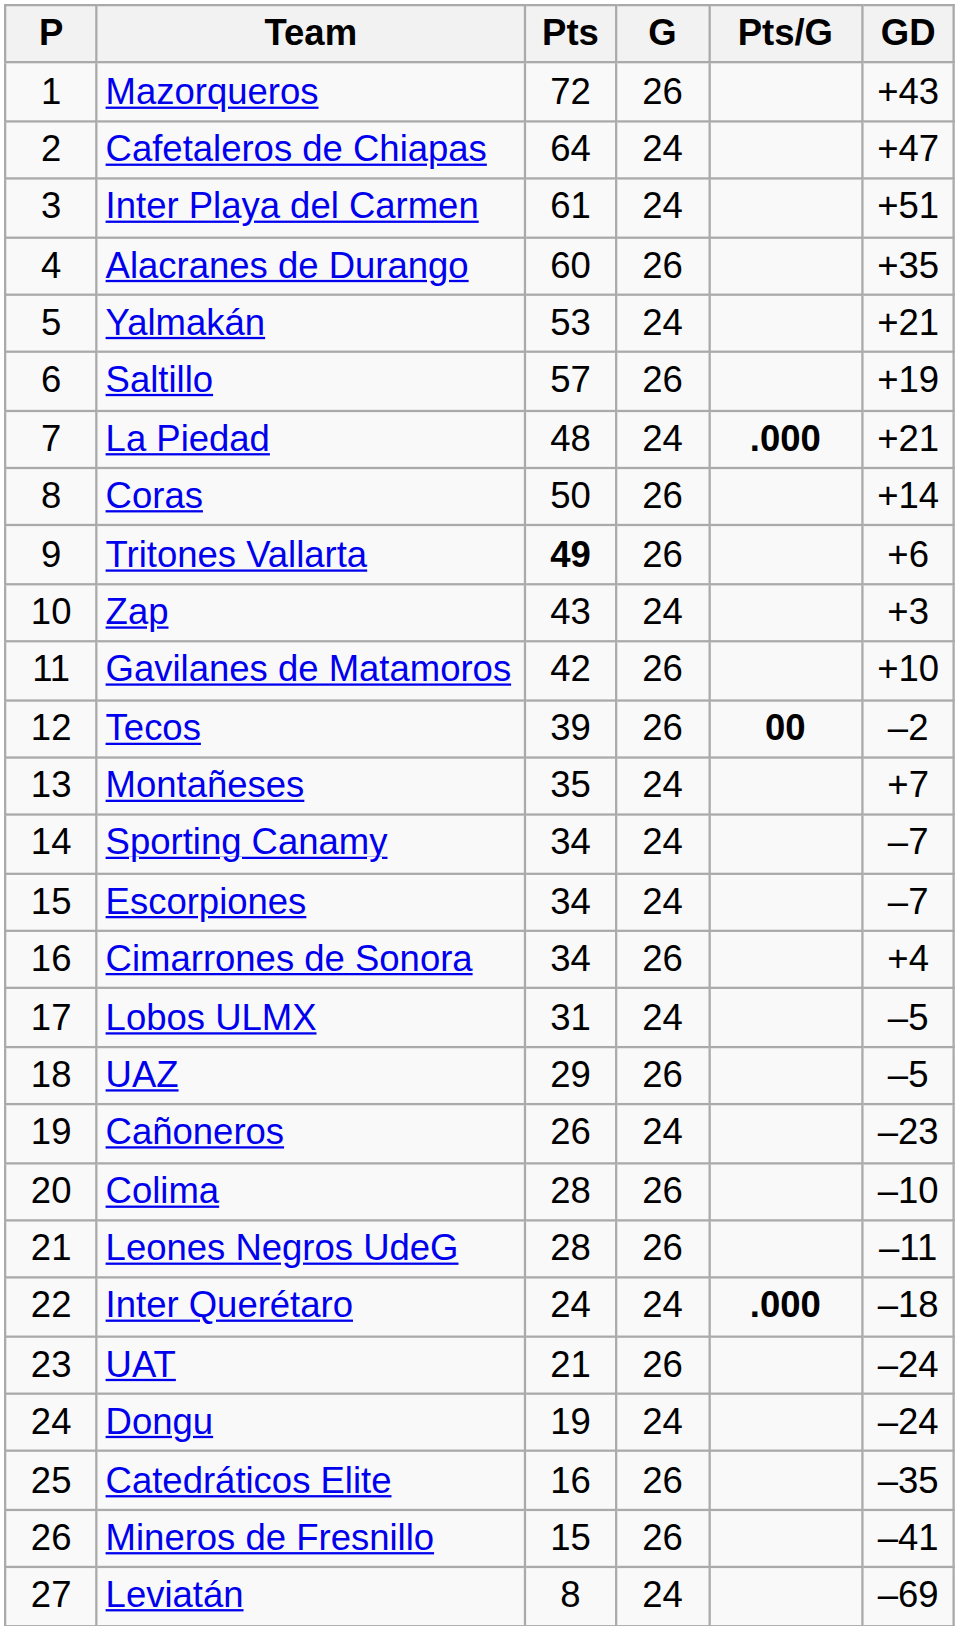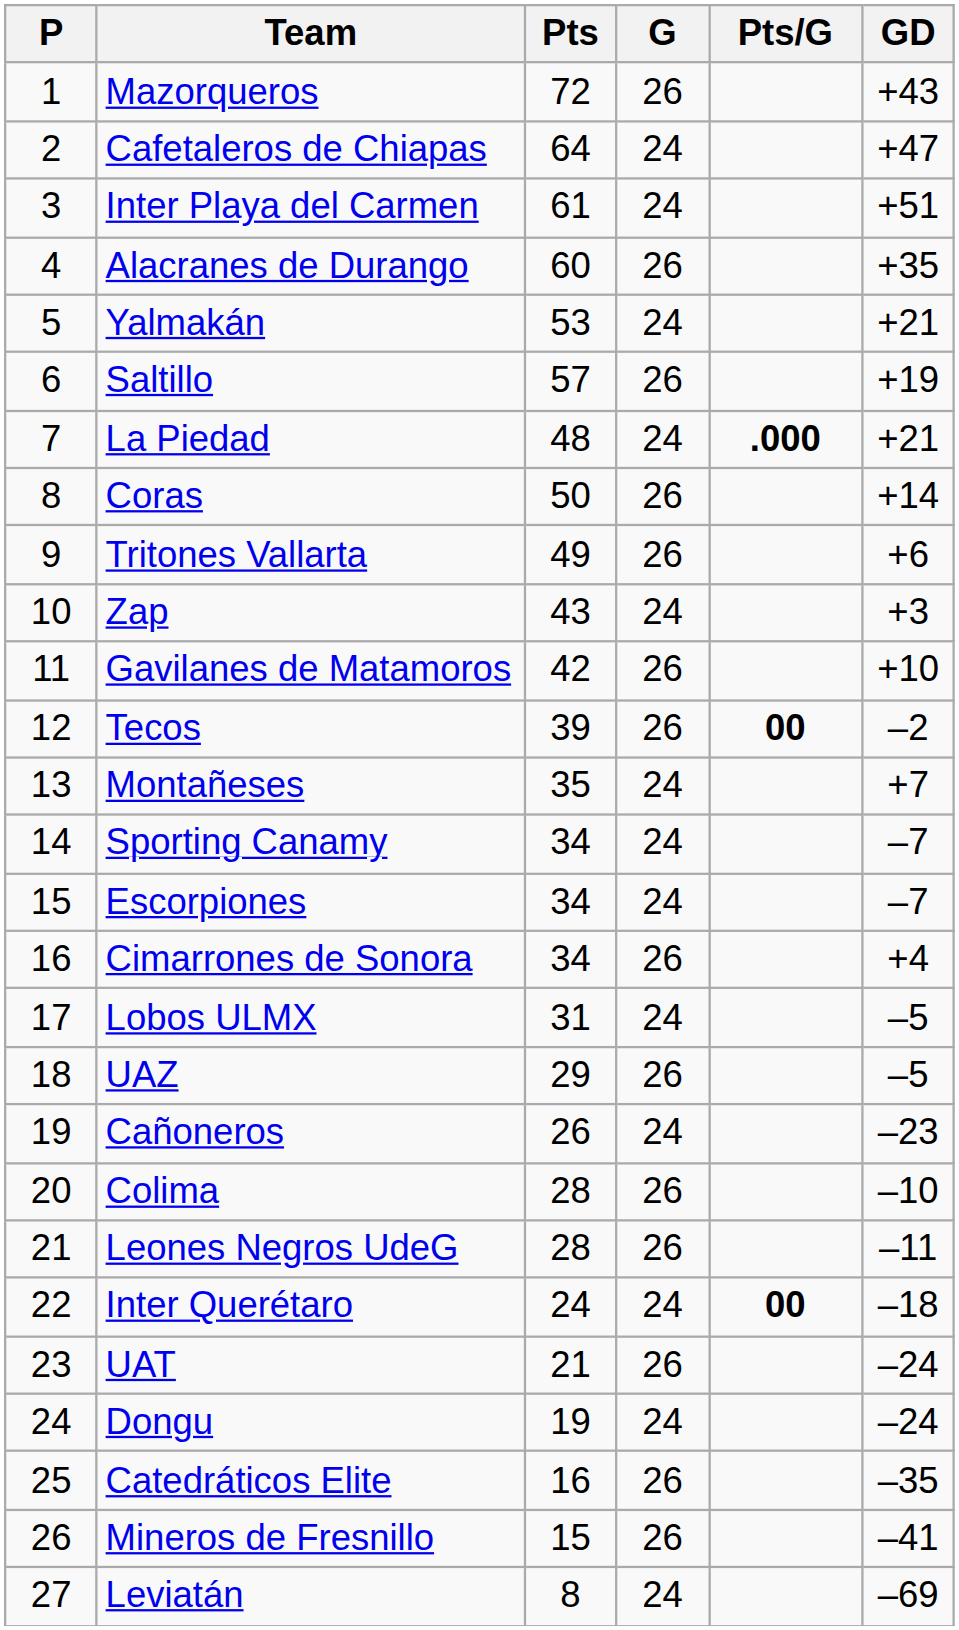(570, 554) bold -> (570, 554) normal
(785, 1306) .000 -> (785, 1306) 00
